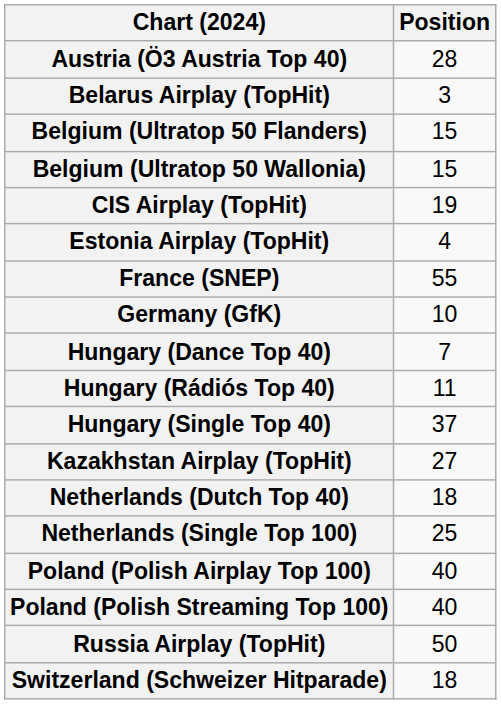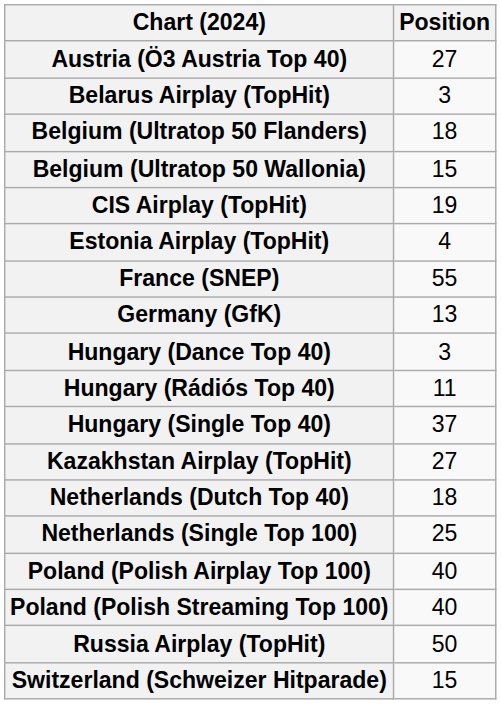(445, 59) 28 -> (445, 59) 27
(445, 132) 15 -> (445, 132) 18
(445, 315) 10 -> (445, 315) 13
(445, 351) 7 -> (445, 351) 3
(445, 680) 18 -> (445, 680) 15
